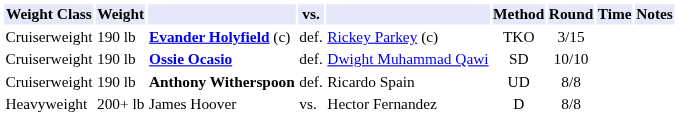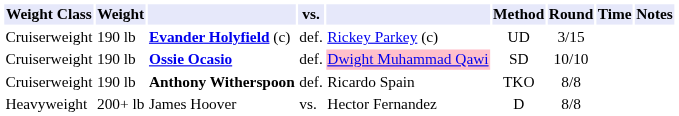(519, 36) TKO -> (519, 36) UD
(408, 59) no background -> (408, 59) pink background
(519, 82) UD -> (519, 82) TKO
